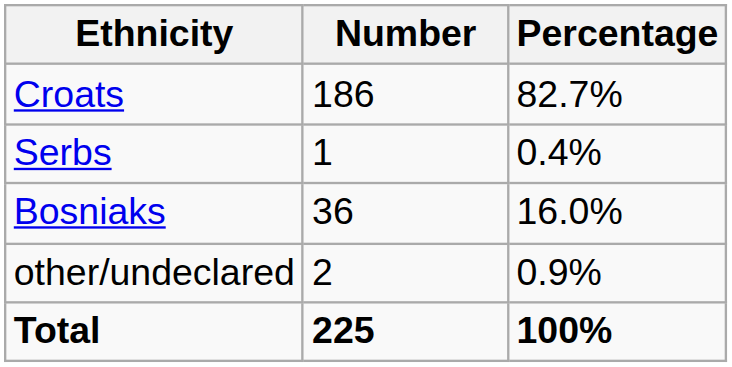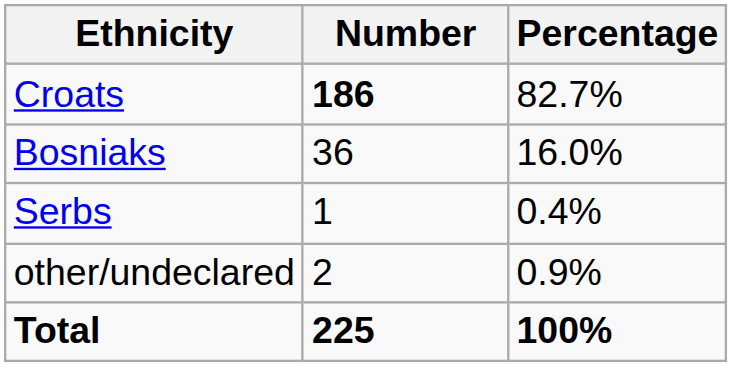(343, 93) normal -> (343, 93) bold
rows swapped: (90, 212) <-> (63, 152)
